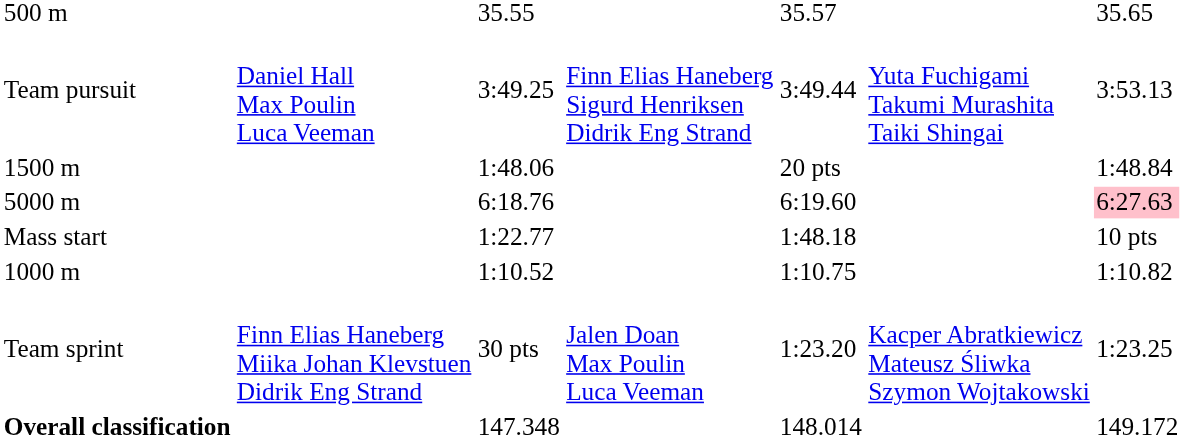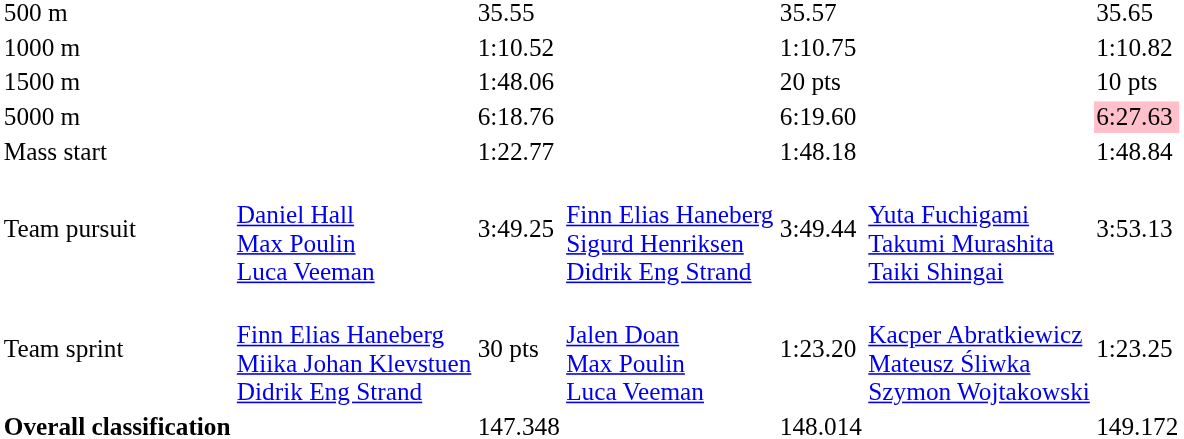rows swapped: (42, 271) <-> (70, 90)
(1134, 167) 1:48.84 -> (1127, 82) 10 pts
(1127, 237) 10 pts -> (1134, 151) 1:48.84
